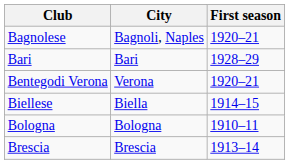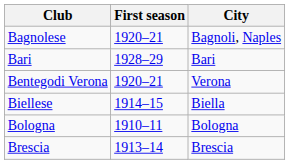columns swapped: (159, 15) <-> (246, 15)
